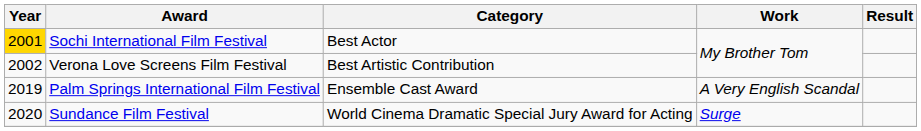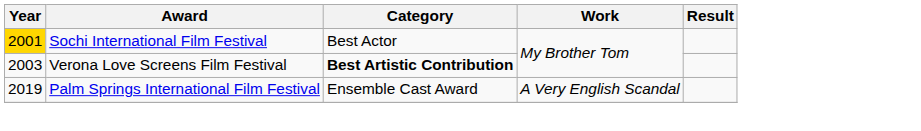(25, 65) 2002 -> (25, 65) 2003
(411, 65) normal -> (420, 65) bold
- row: (129, 114)
